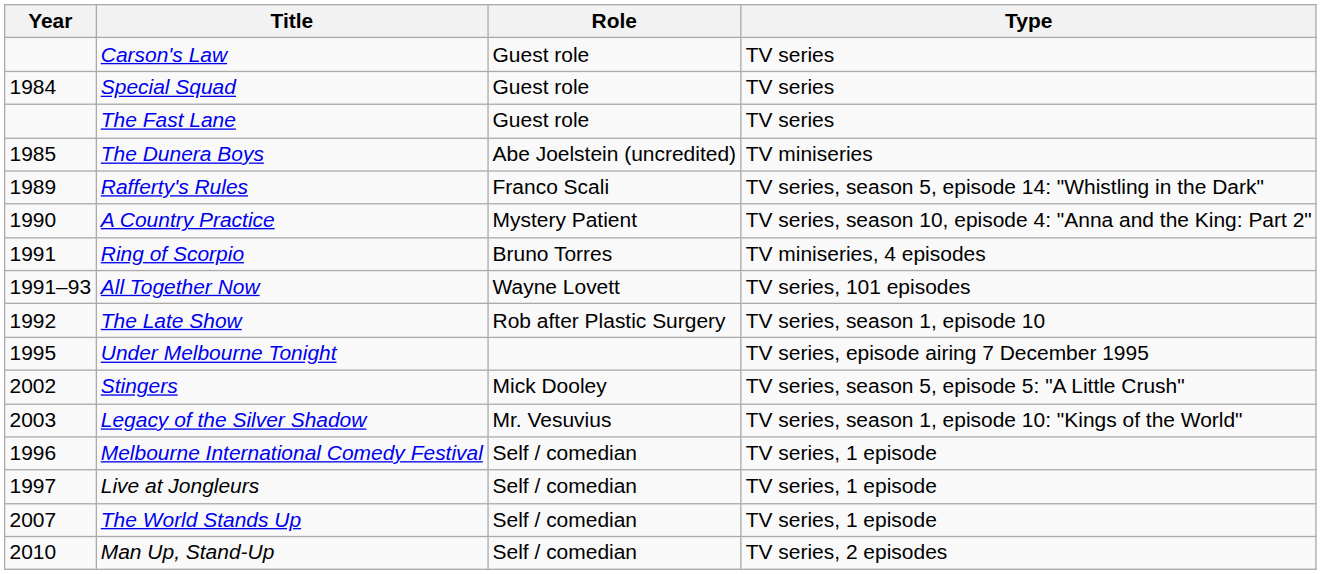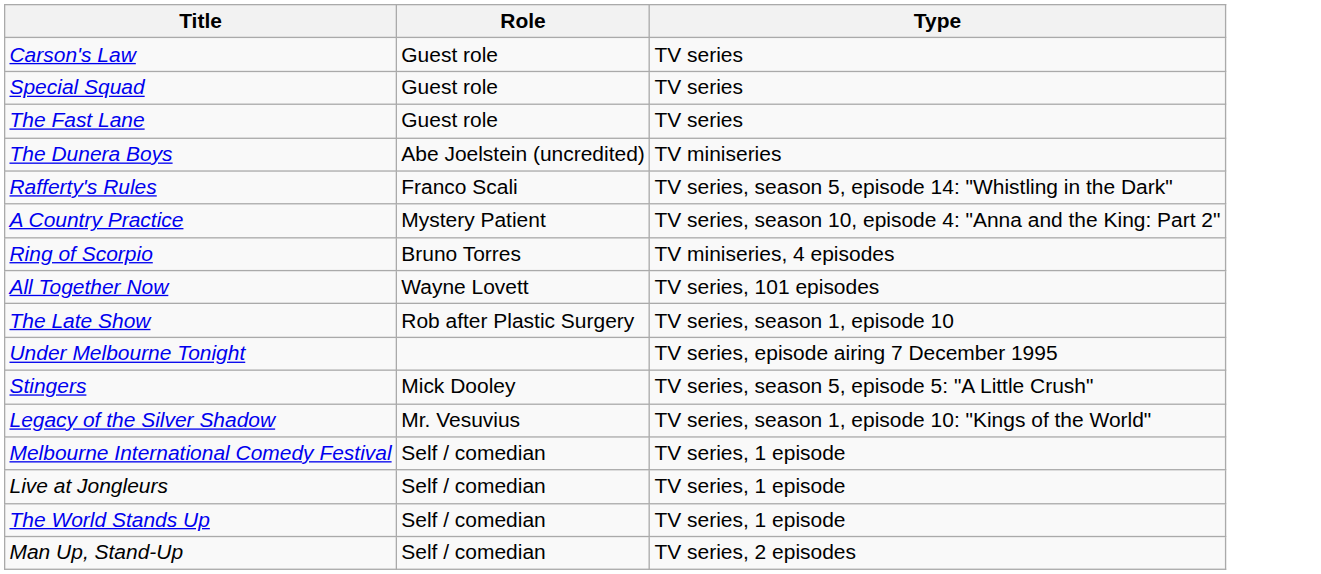- column: (50, 21)
